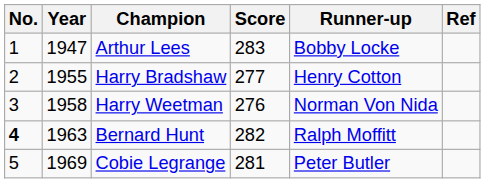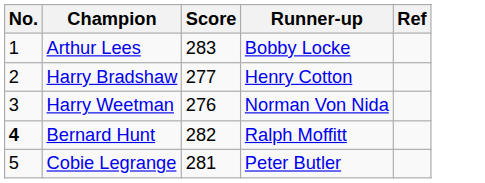- column: (67, 18)
